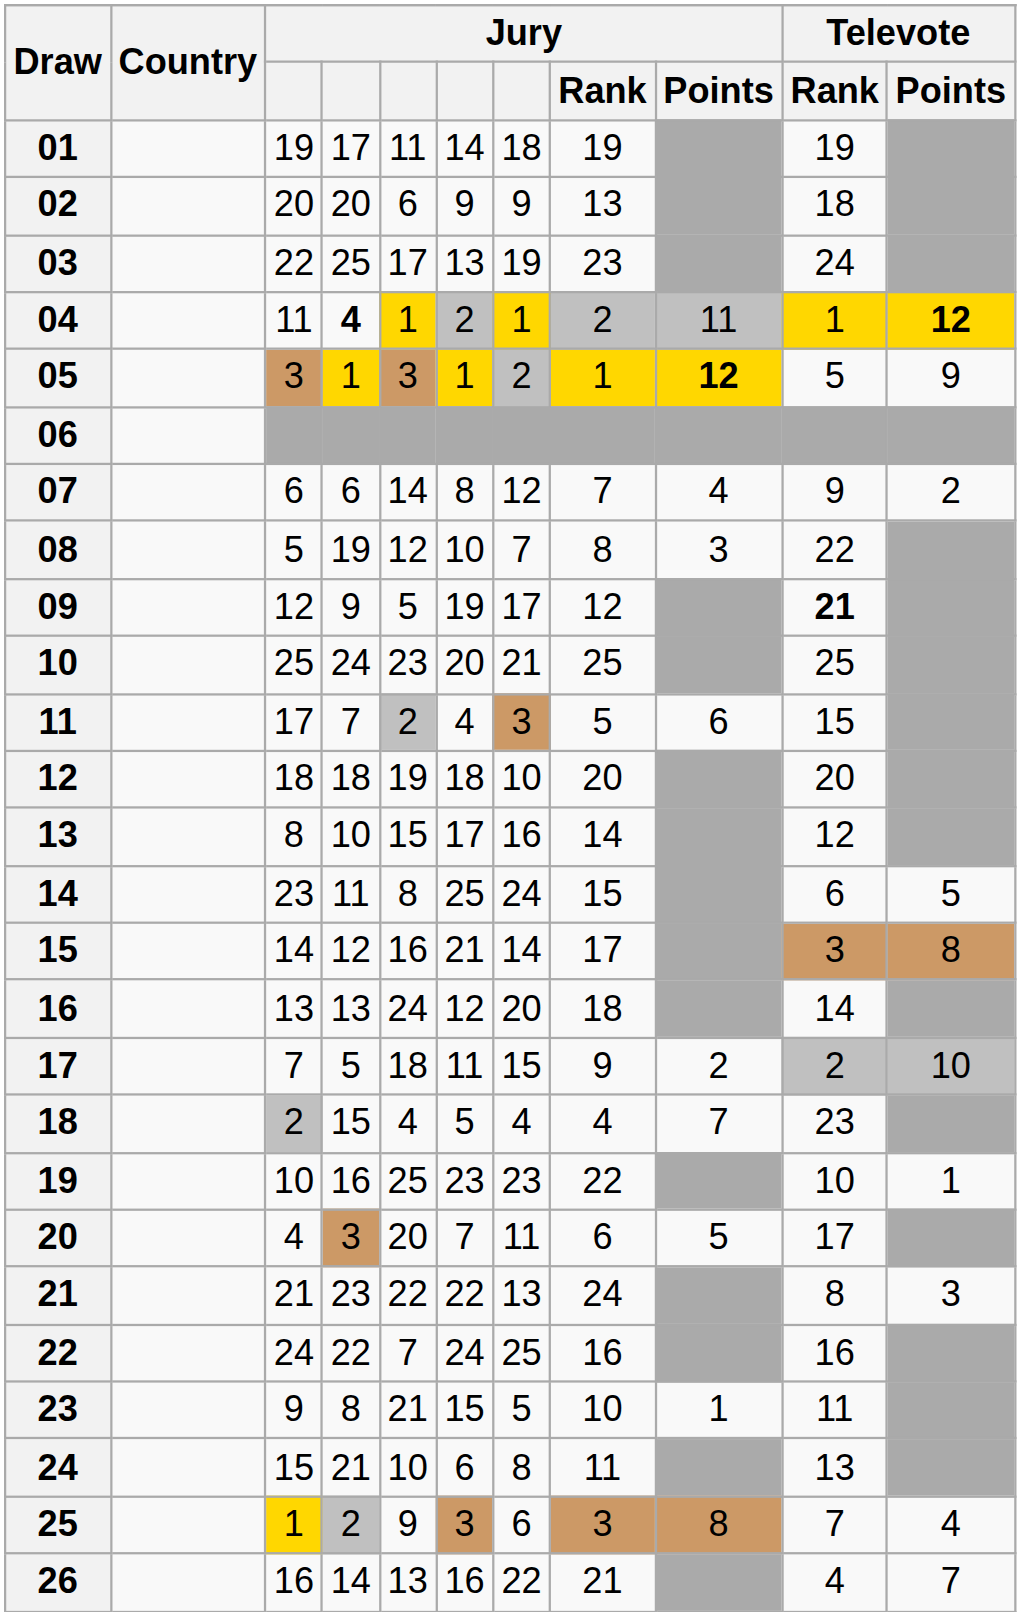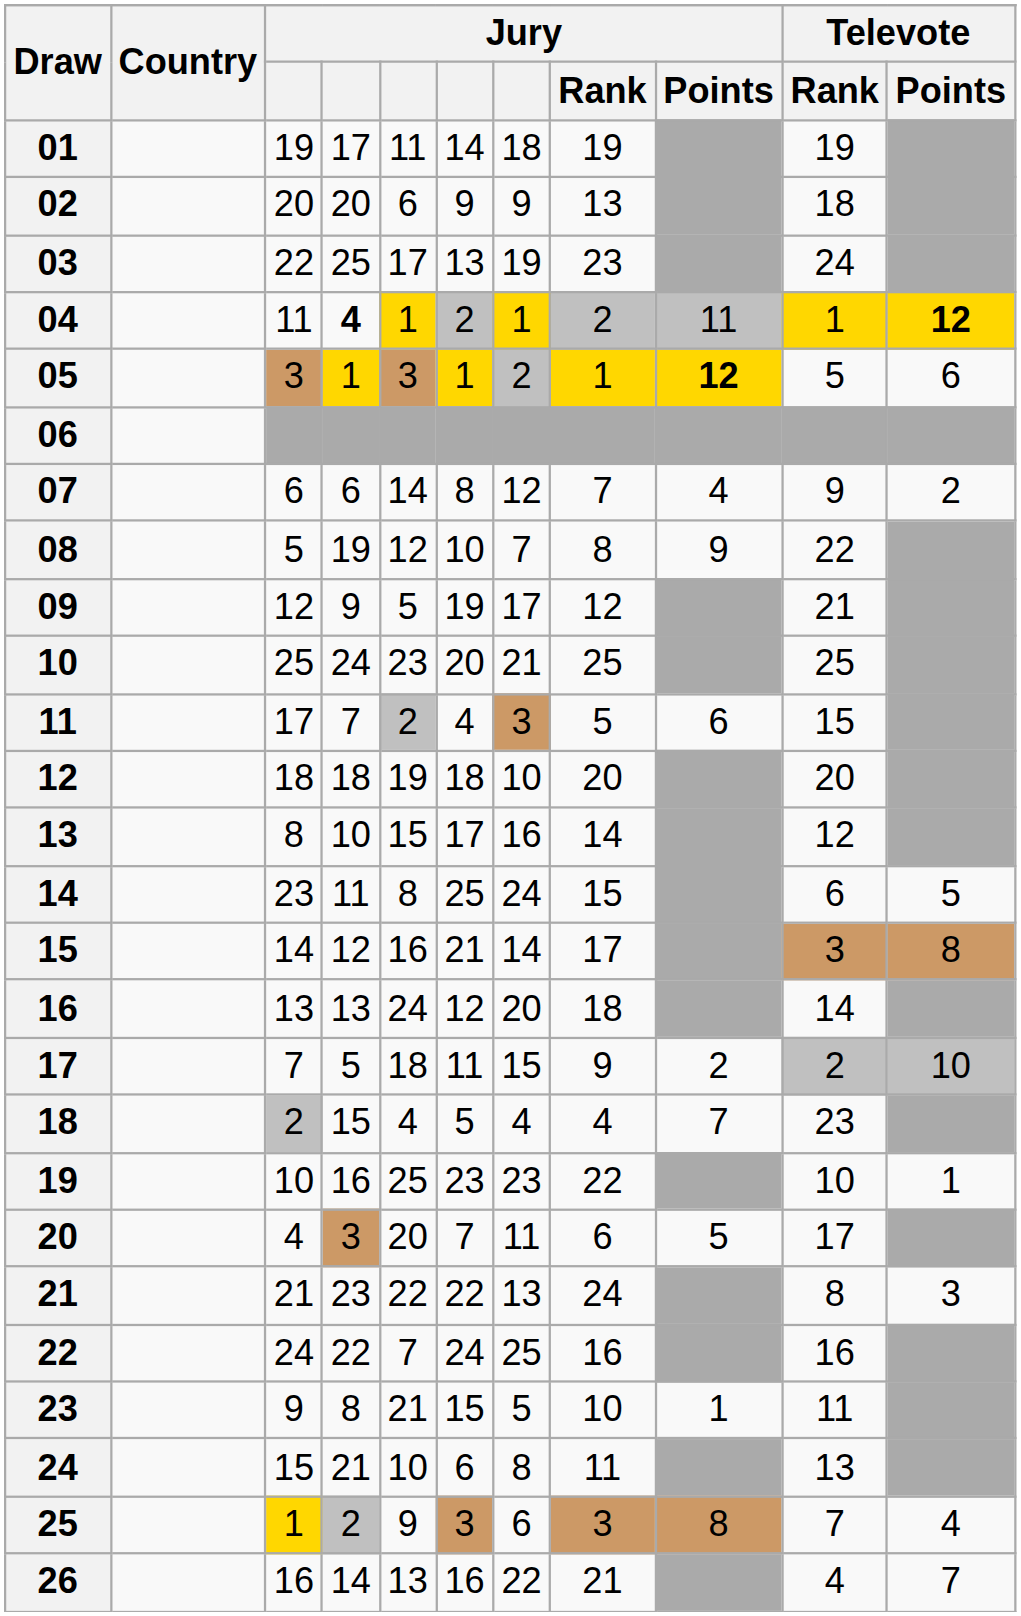(951, 377) 9 -> (951, 377) 6
(719, 549) 3 -> (719, 549) 9
(835, 606) bold -> (835, 606) normal
